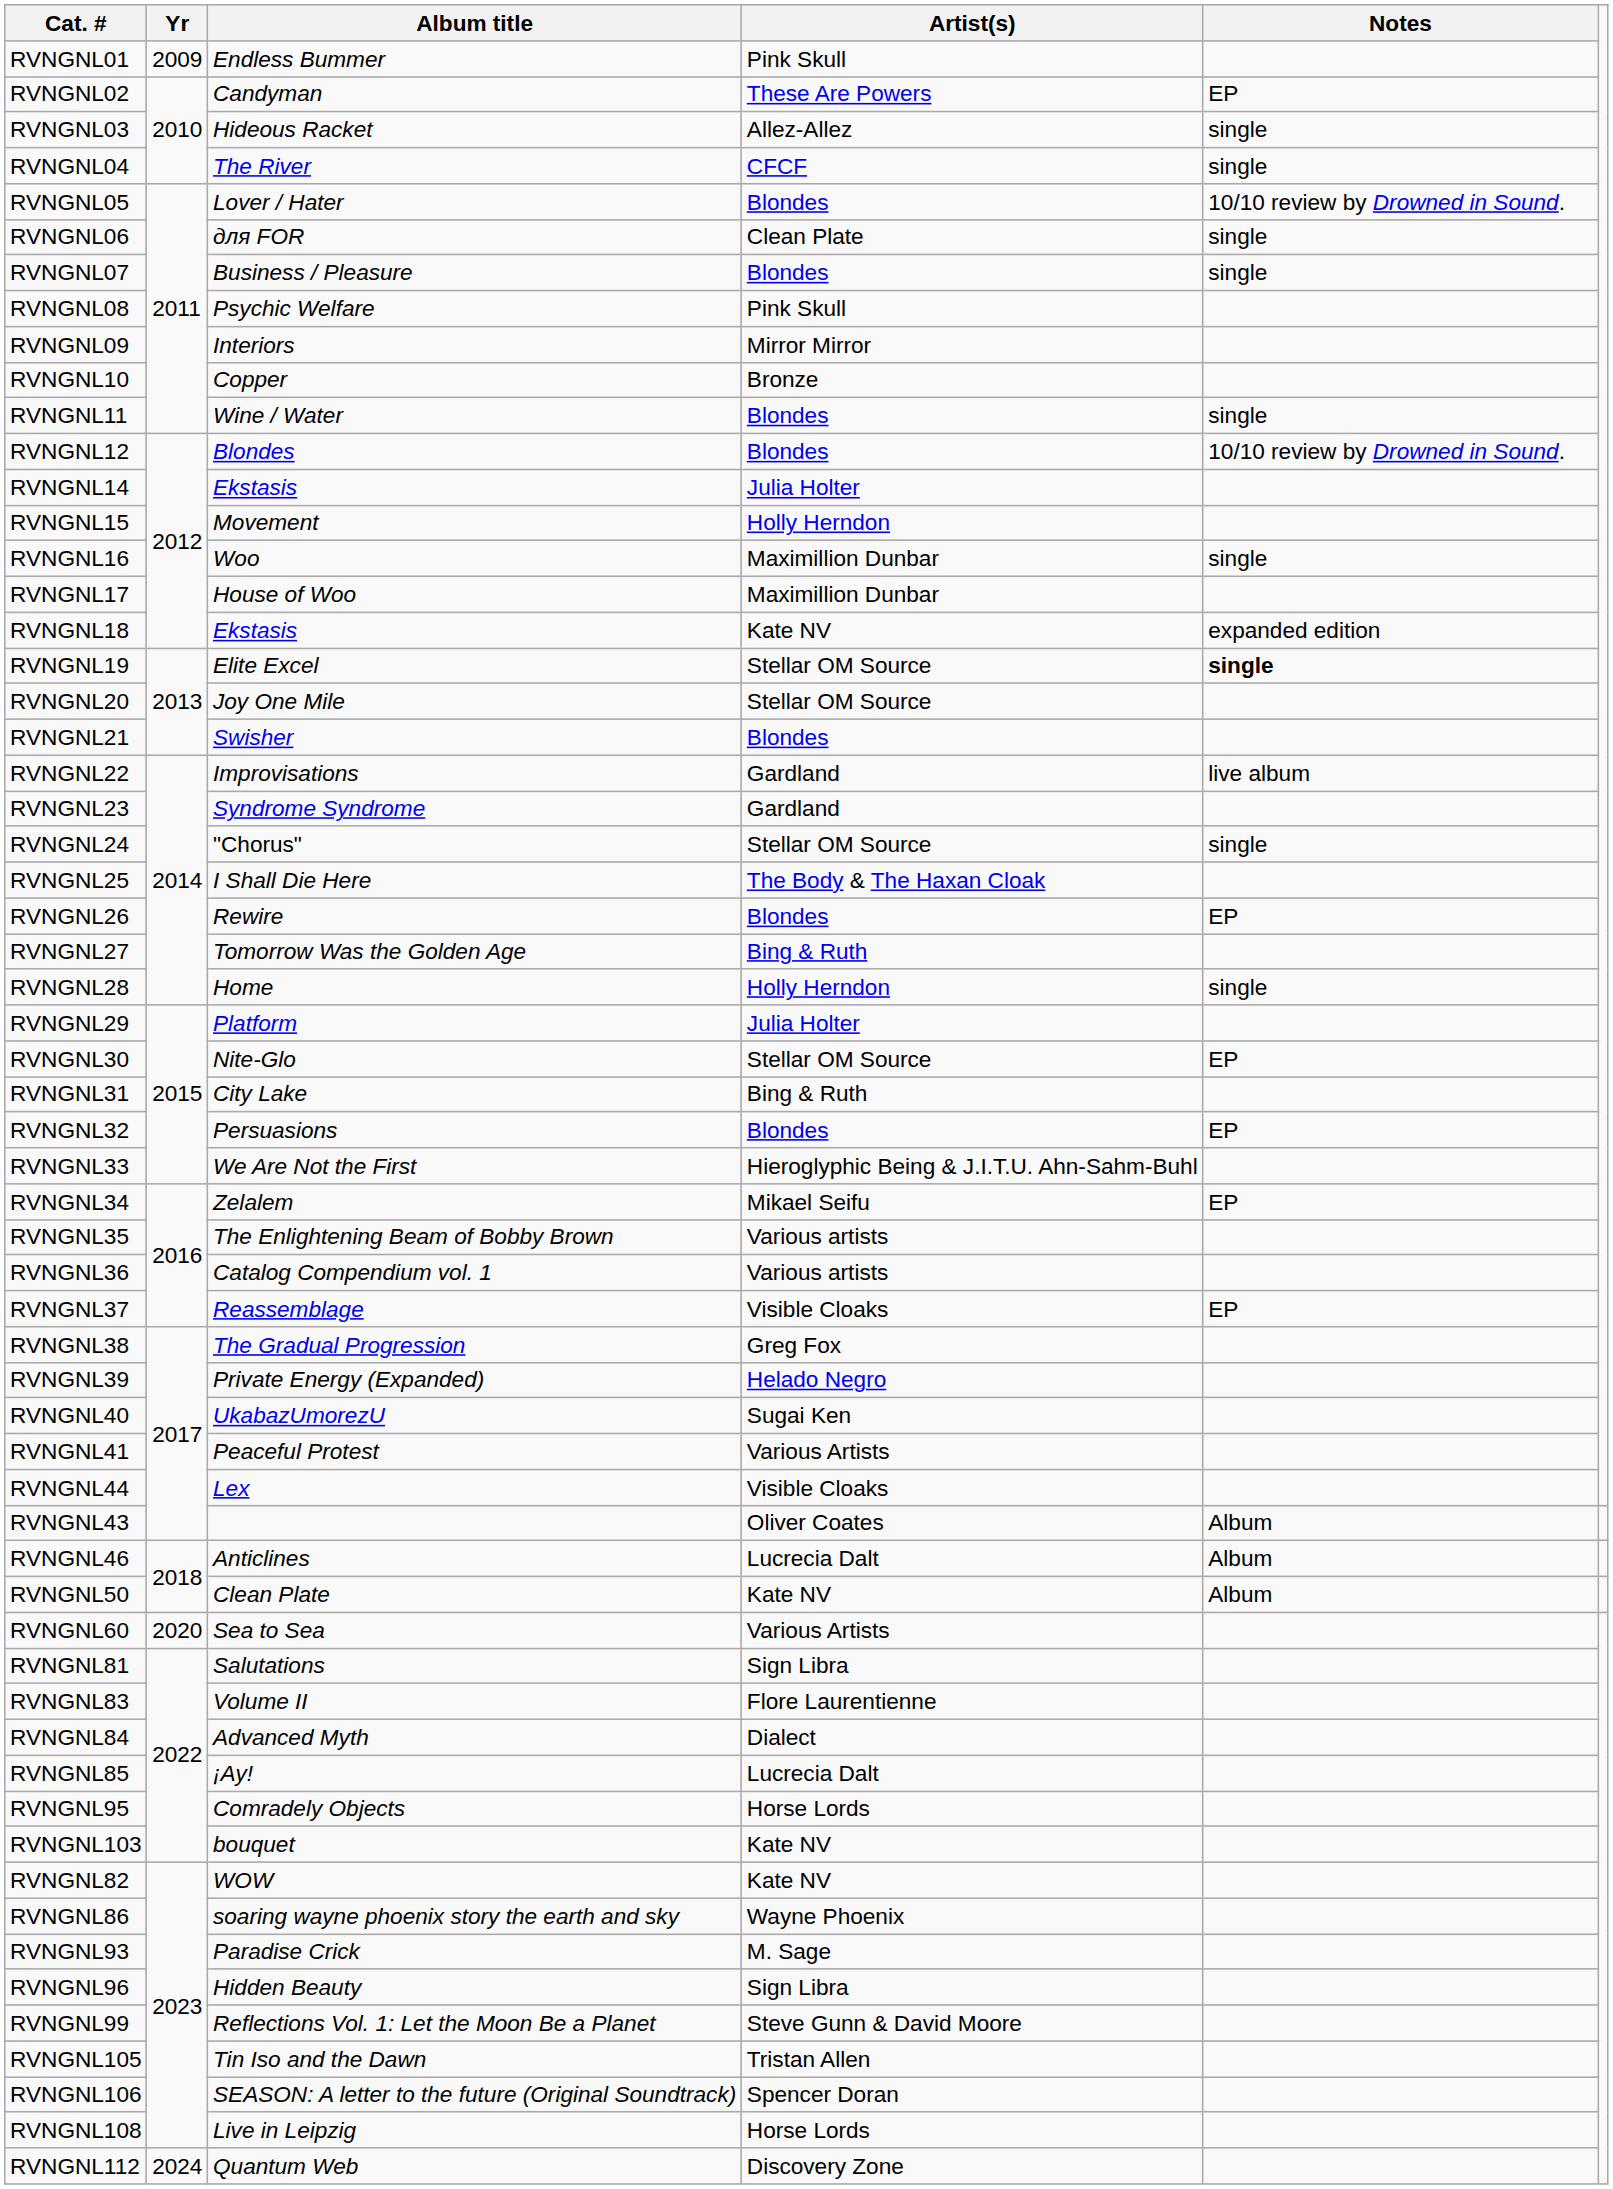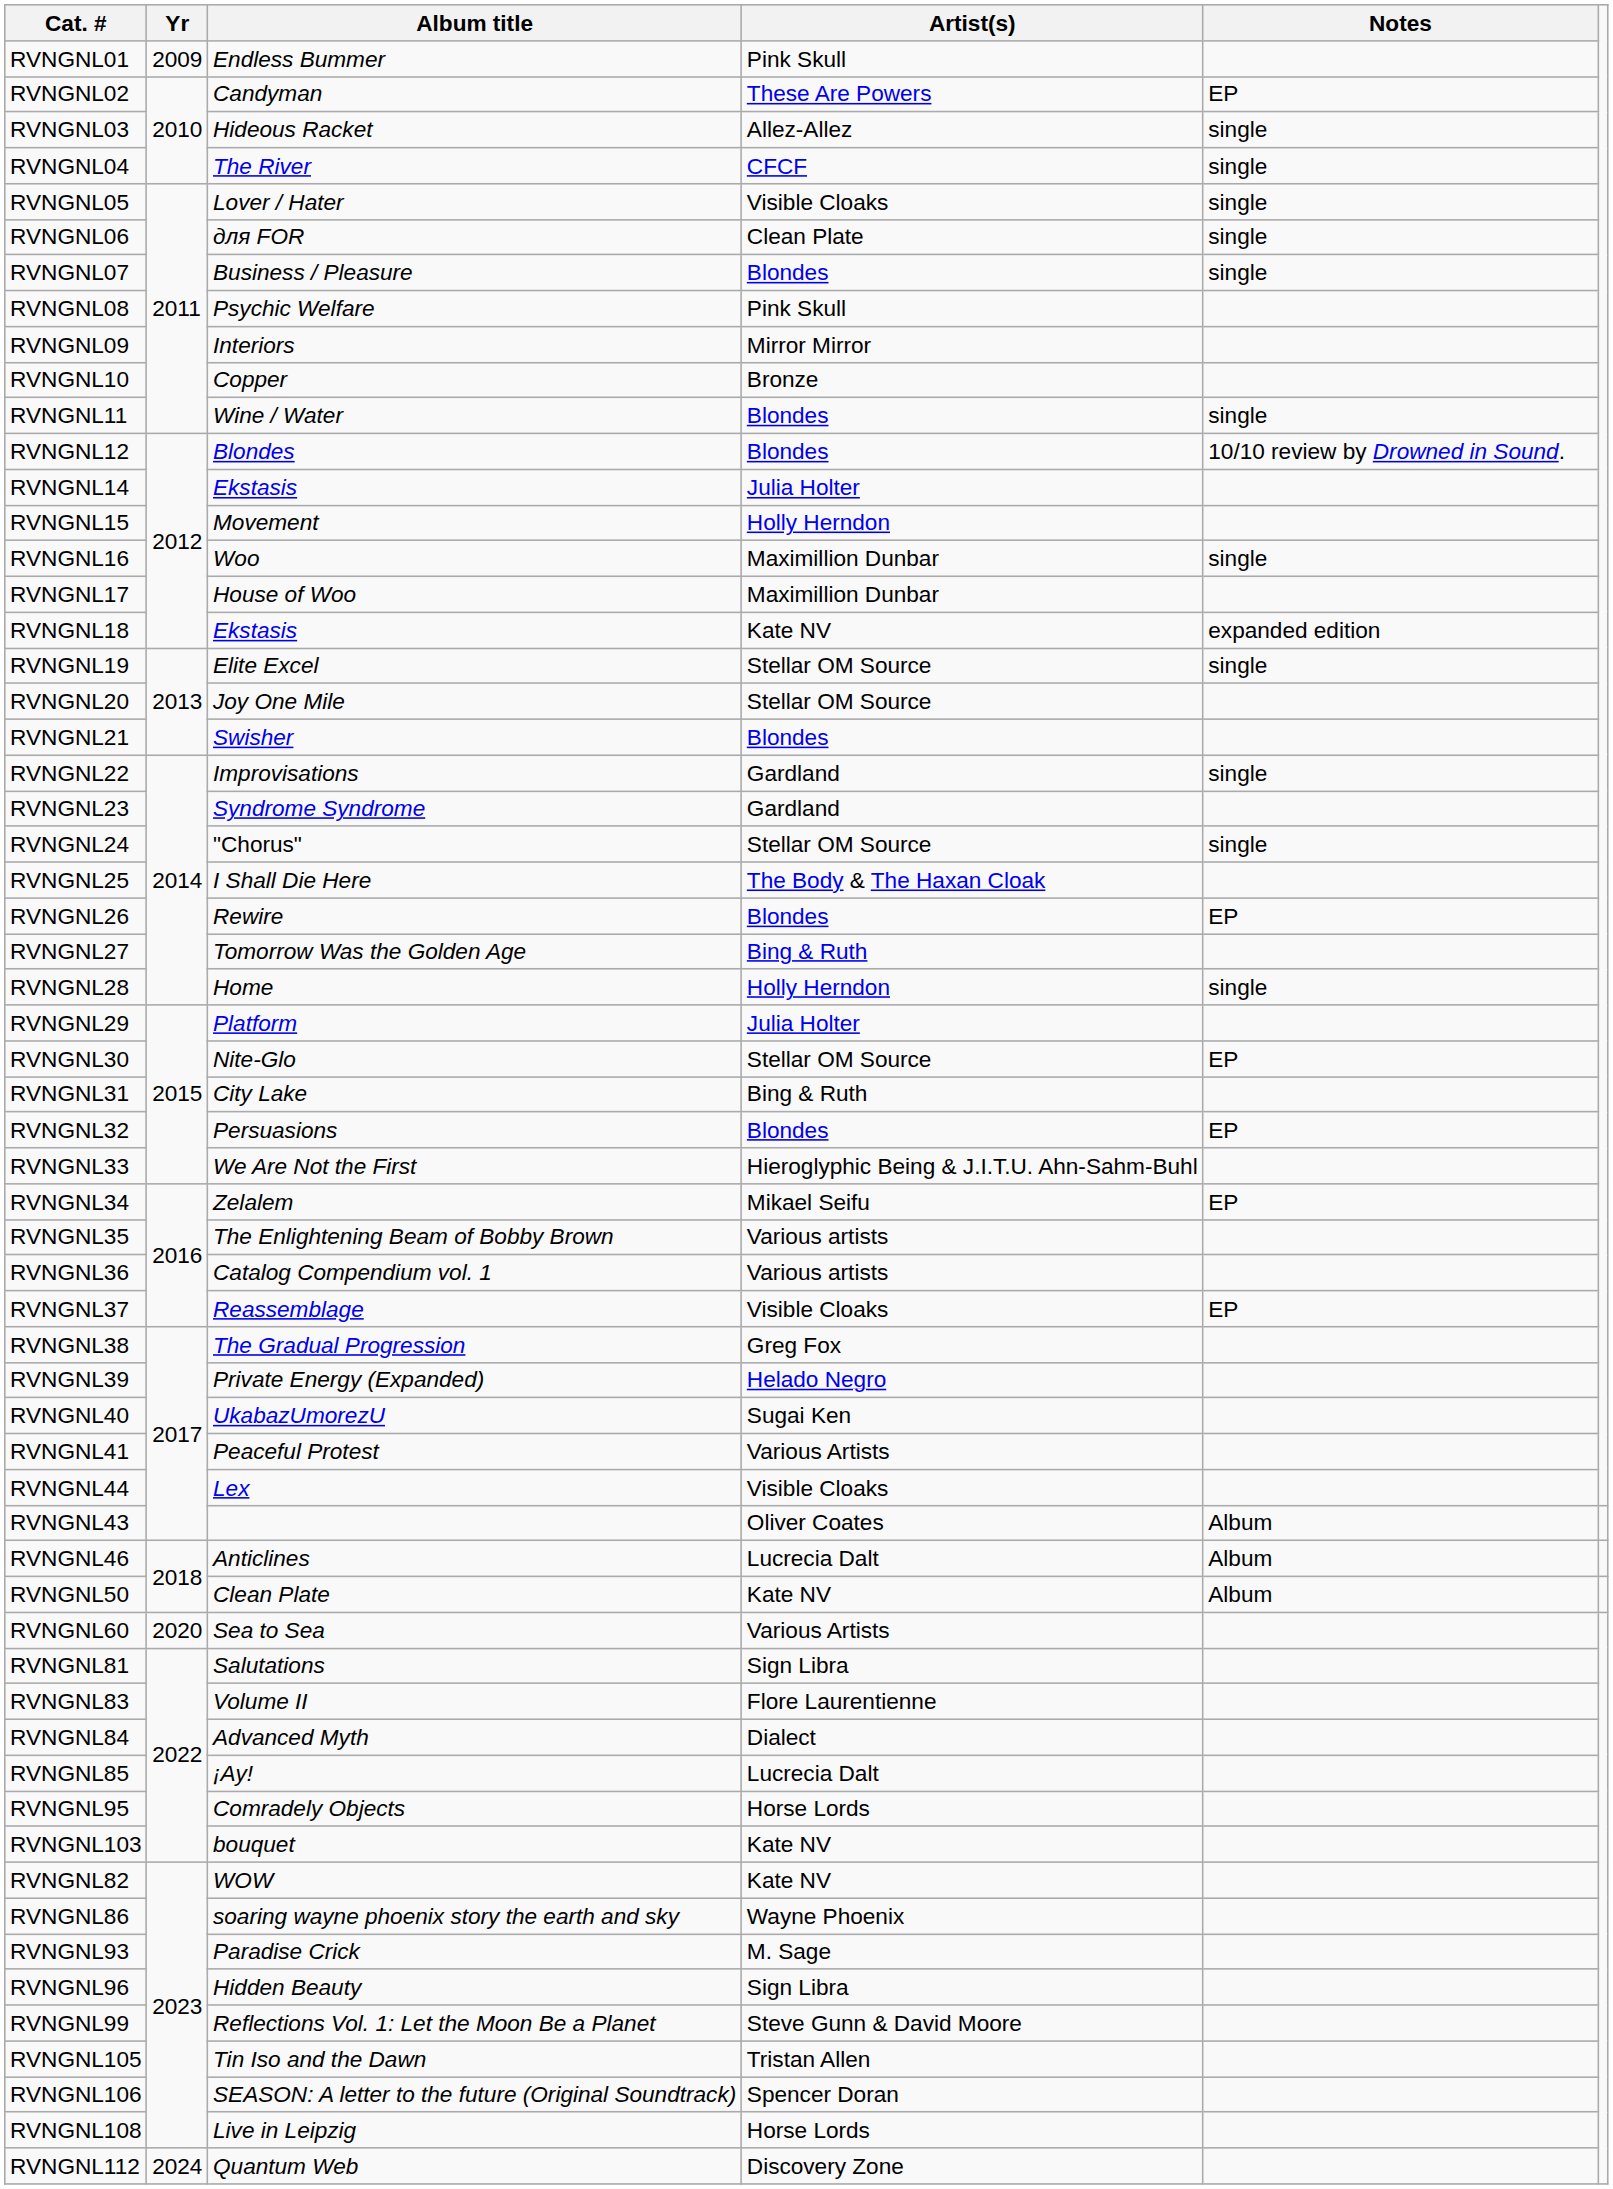(788, 202) Blondes -> (818, 202) Visible Cloaks
(1387, 202) 10/10 review by Drowned in Sound. -> (1238, 202) single
(1241, 666) bold -> (1238, 666) normal
(1259, 773) live album -> (1238, 773) single
